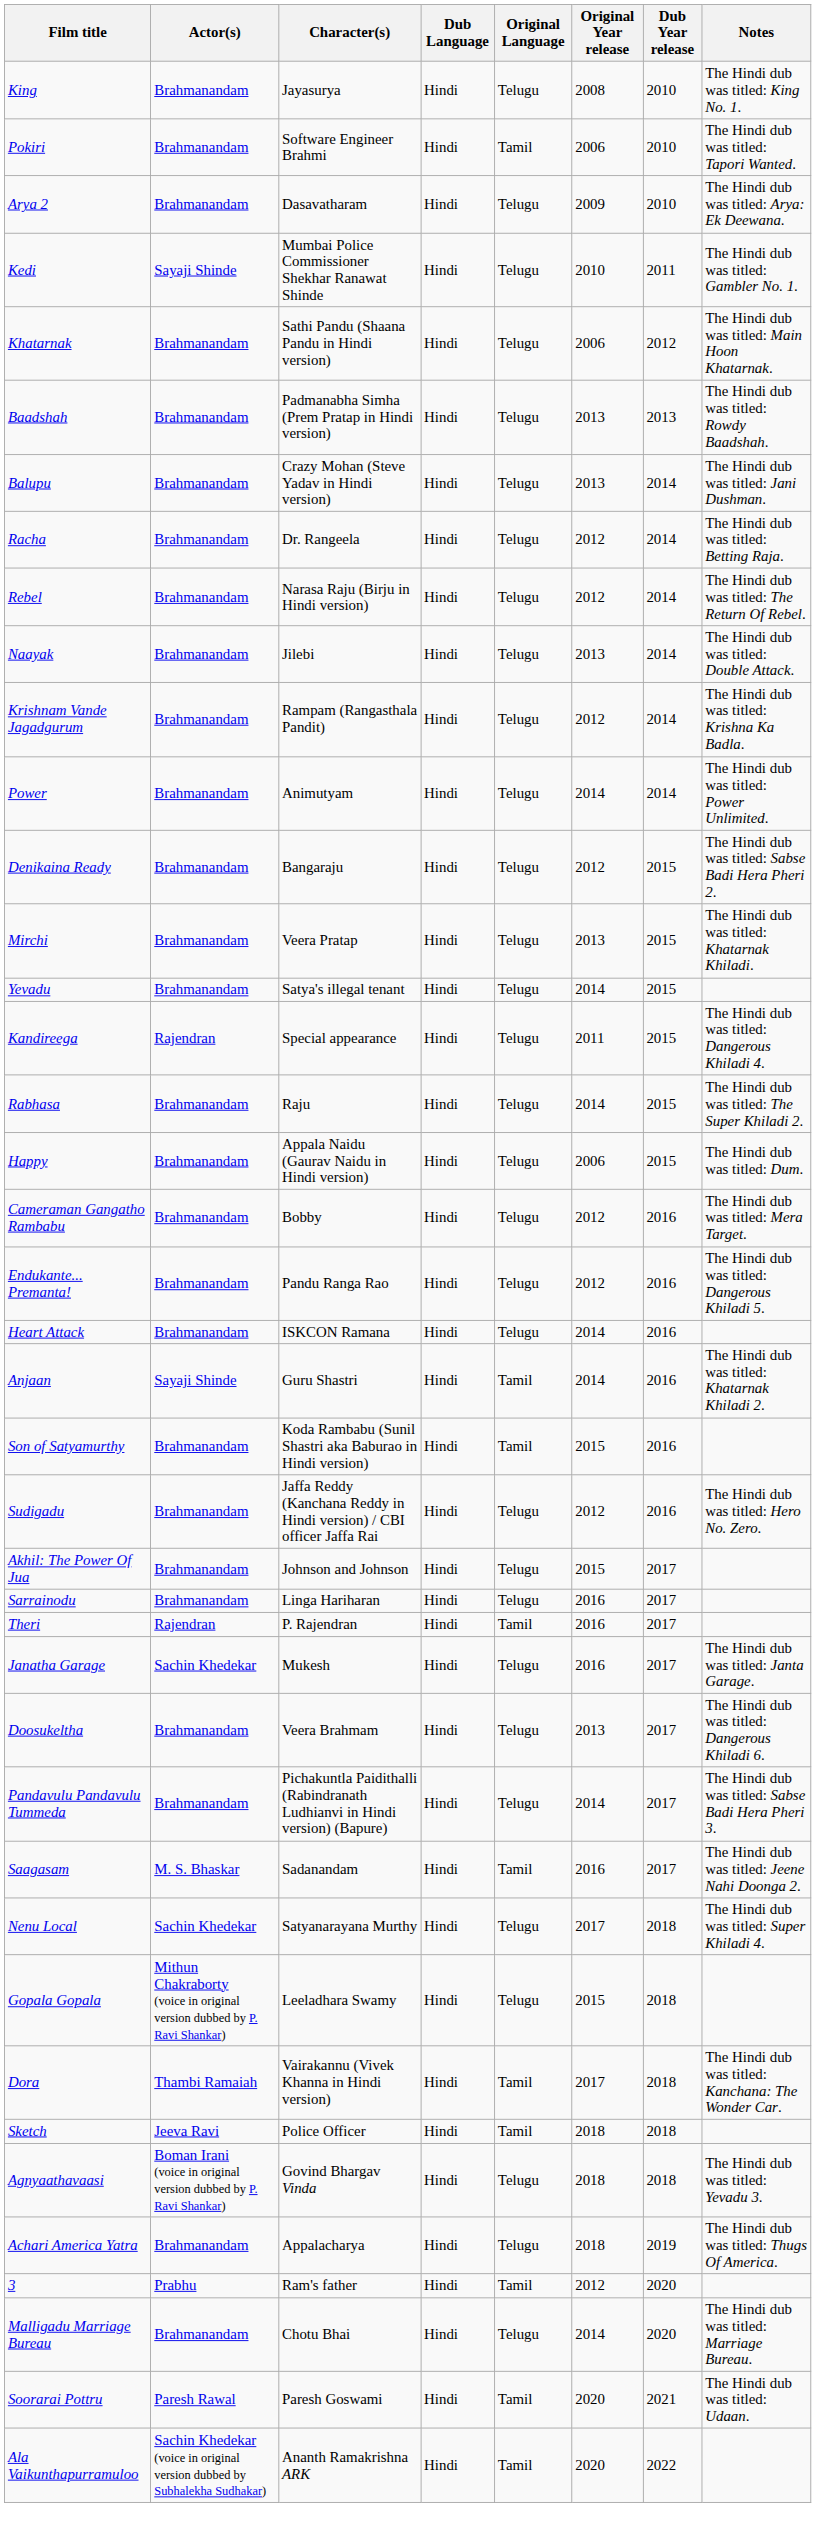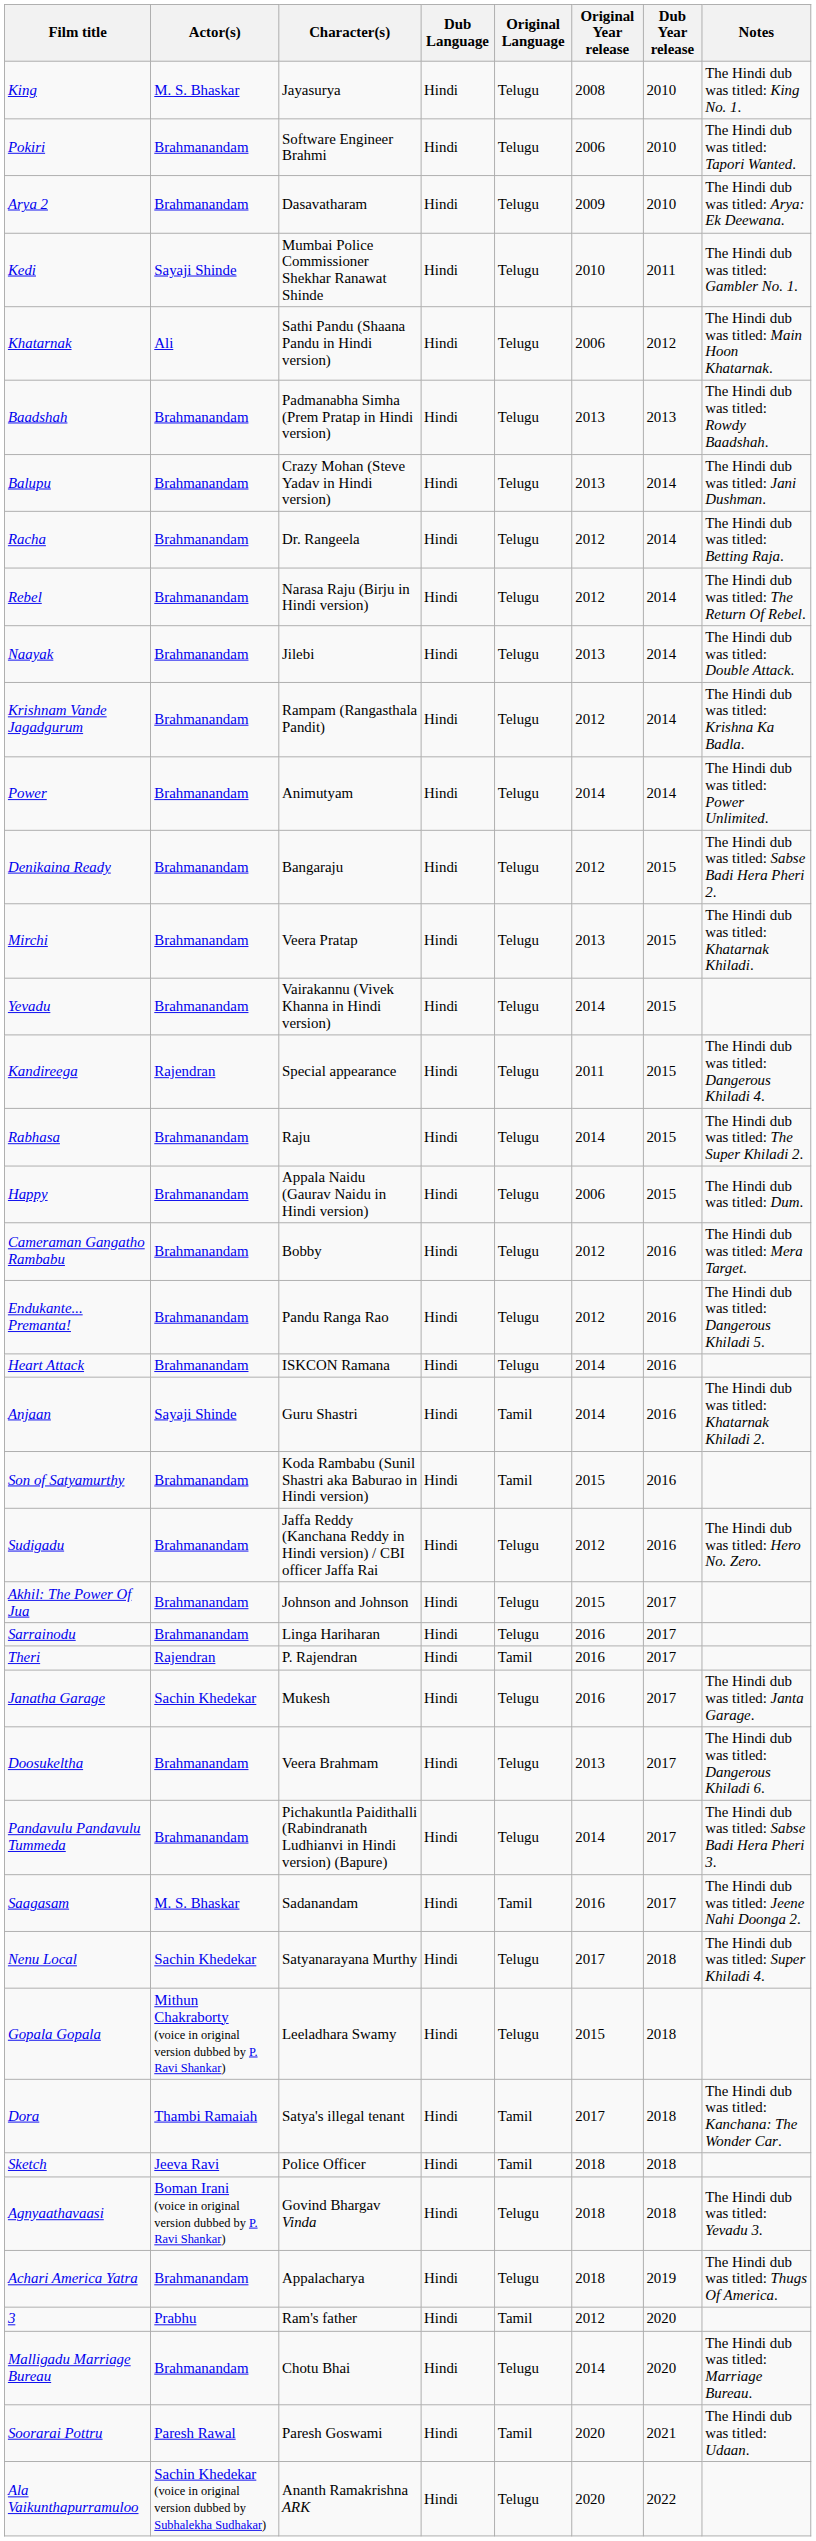(201, 90) Brahmanandam -> (197, 90) M. S. Bhaskar
(515, 147) Tamil -> (518, 147) Telugu
(201, 343) Brahmanandam -> (164, 343) Ali
(343, 989) Satya's illegal tenant -> (338, 1006) Vairakannu (Vivek Khanna in Hindi version)
(338, 2082) Vairakannu (Vivek Khanna in Hindi version) -> (343, 2116) Satya's illegal tenant
(515, 2465) Tamil -> (518, 2498) Telugu
